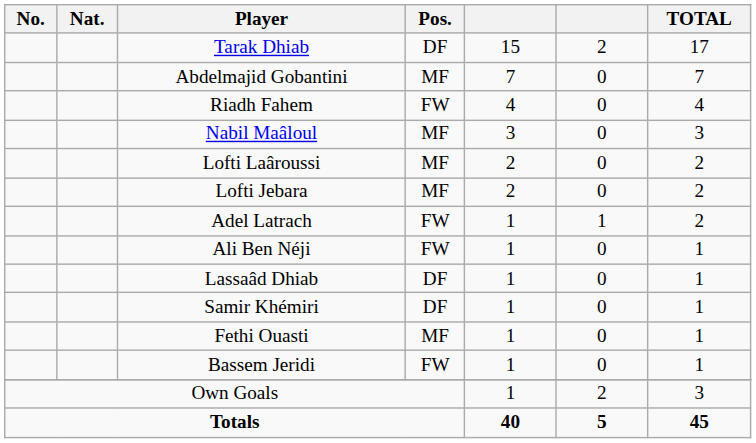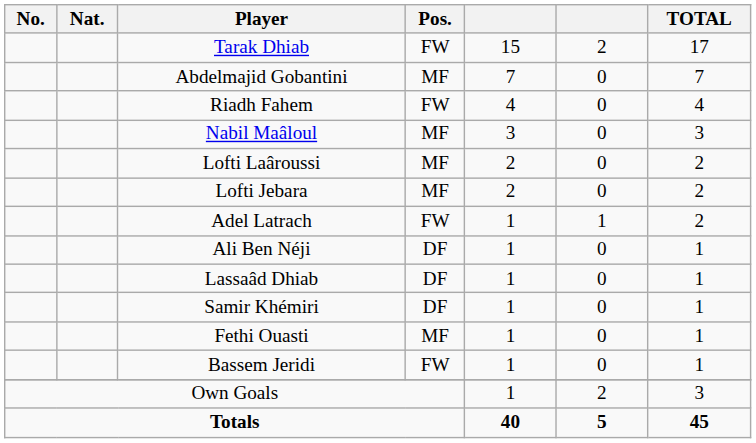(435, 47) DF -> (435, 47) FW
(435, 249) FW -> (435, 249) DF
